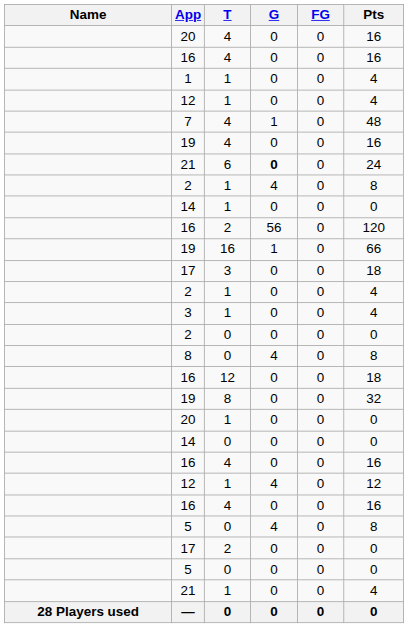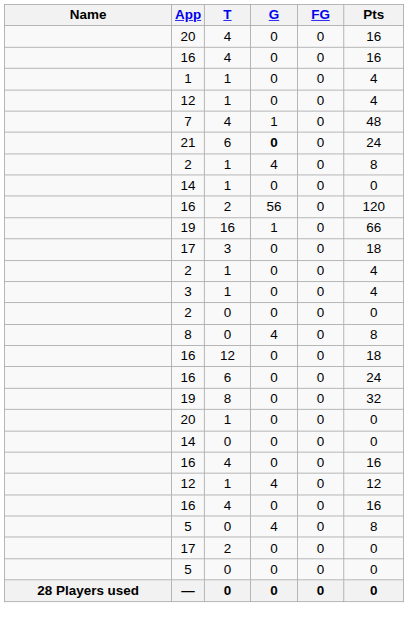- row: (188, 143)
+ row: (188, 377)
- row: (188, 590)
